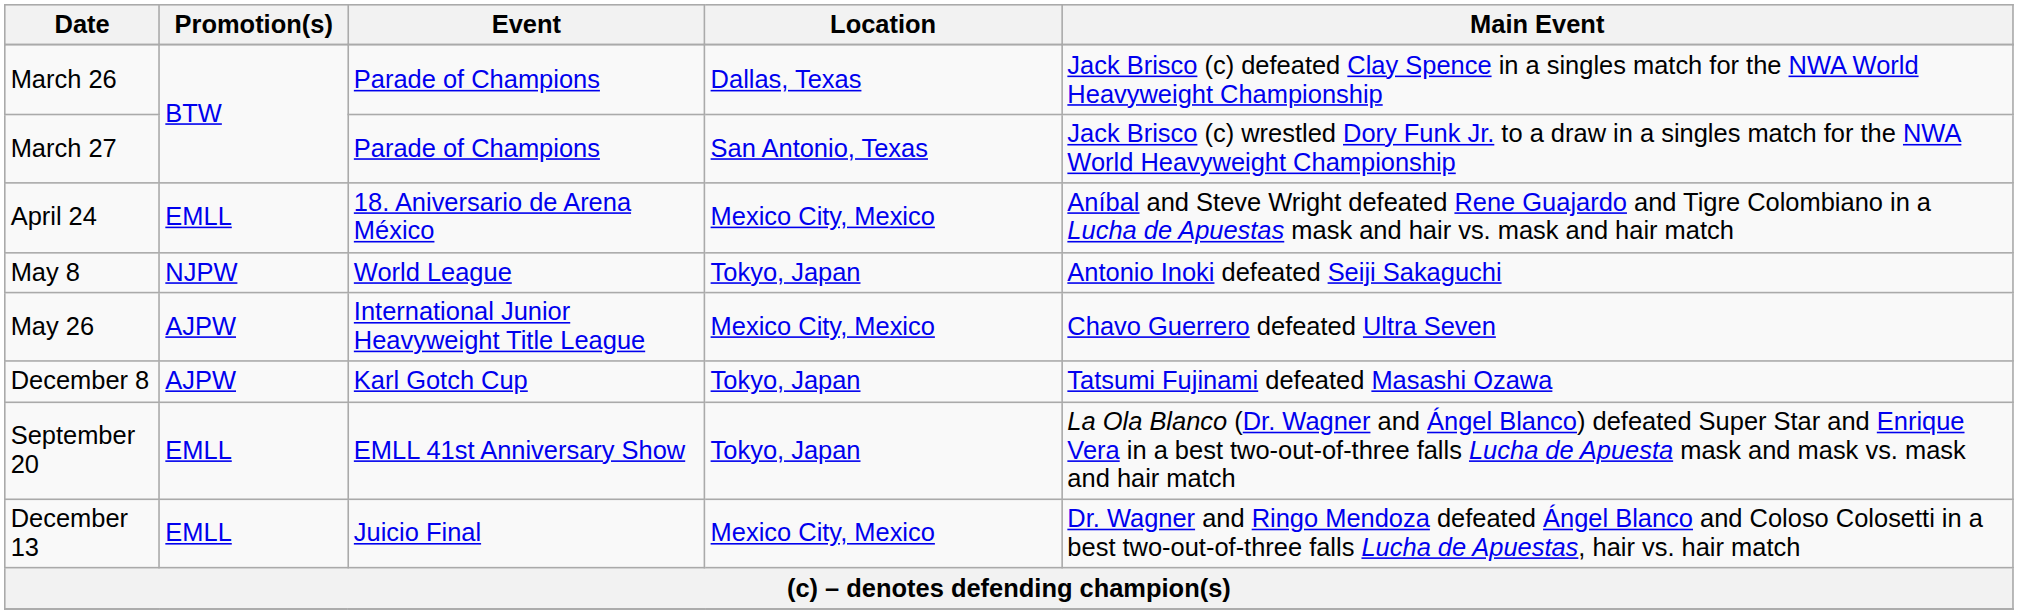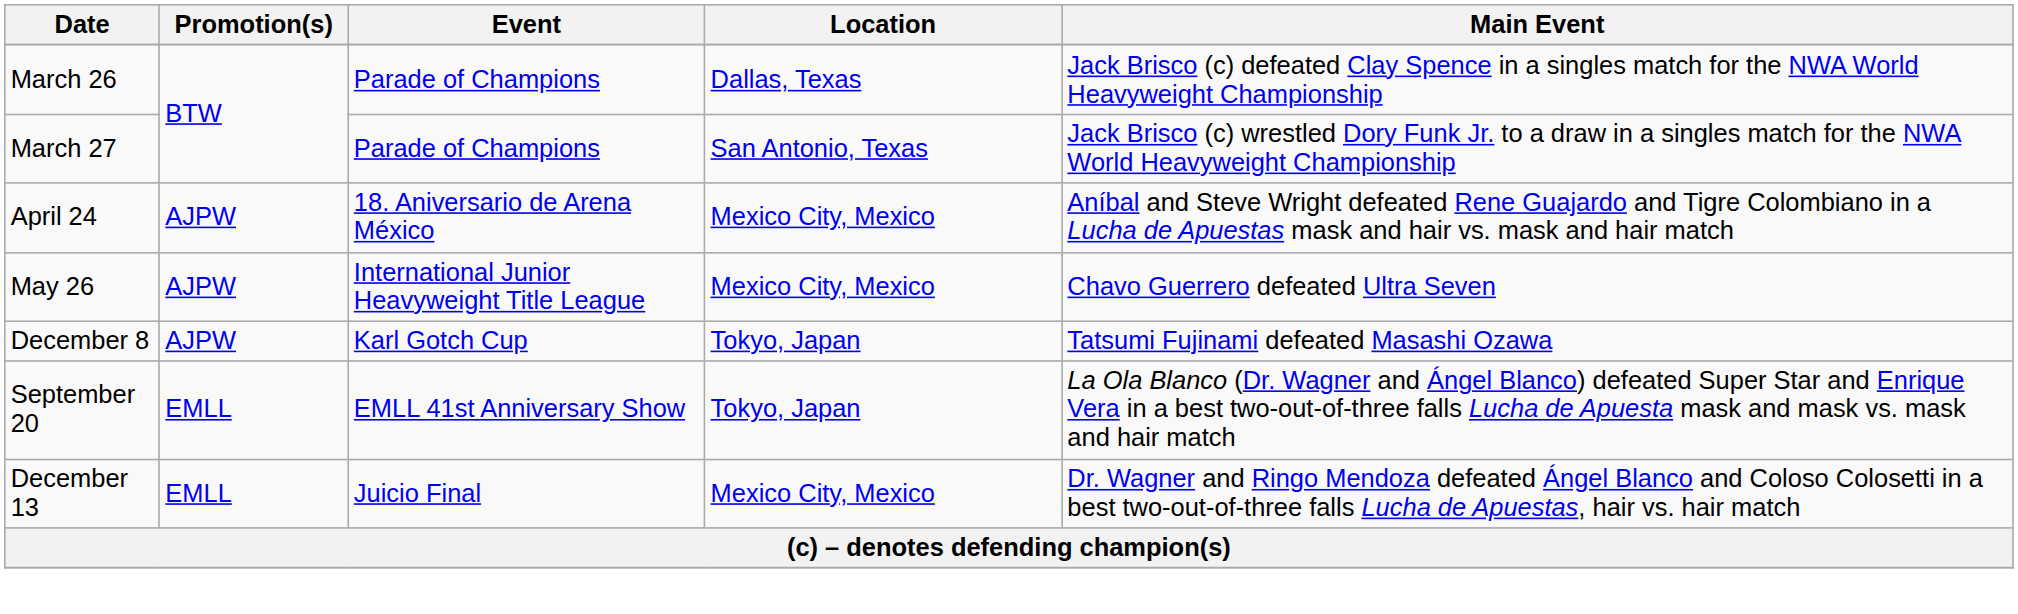(199, 217) EMLL -> (201, 217) AJPW
- row: (45, 271)
